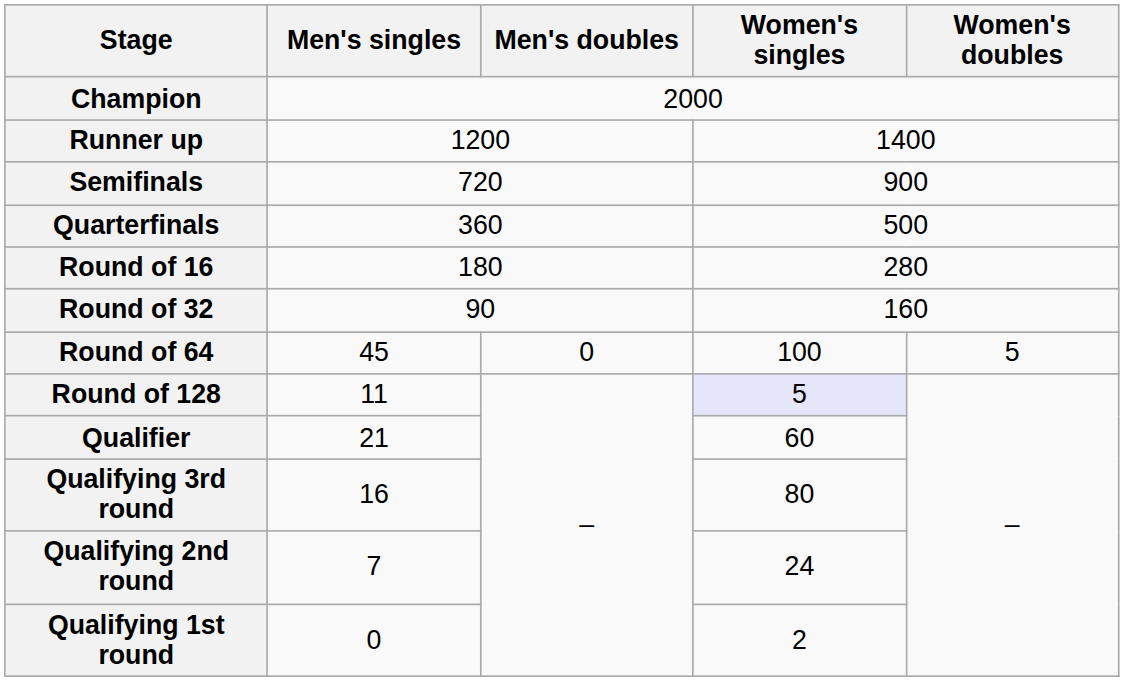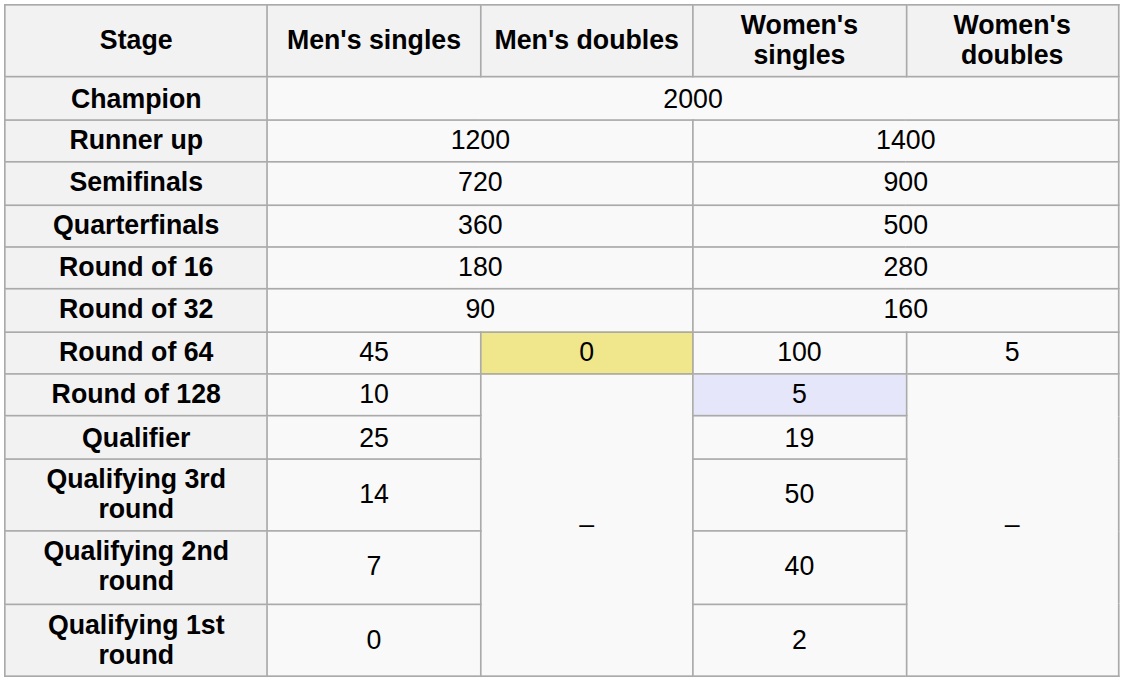(587, 352) no background -> (587, 352) khaki background
(374, 394) 11 -> (374, 394) 10
(374, 437) 21 -> (374, 437) 25
(799, 437) 60 -> (799, 437) 19
(374, 494) 16 -> (374, 494) 14
(799, 494) 80 -> (799, 494) 50
(799, 566) 24 -> (799, 566) 40
